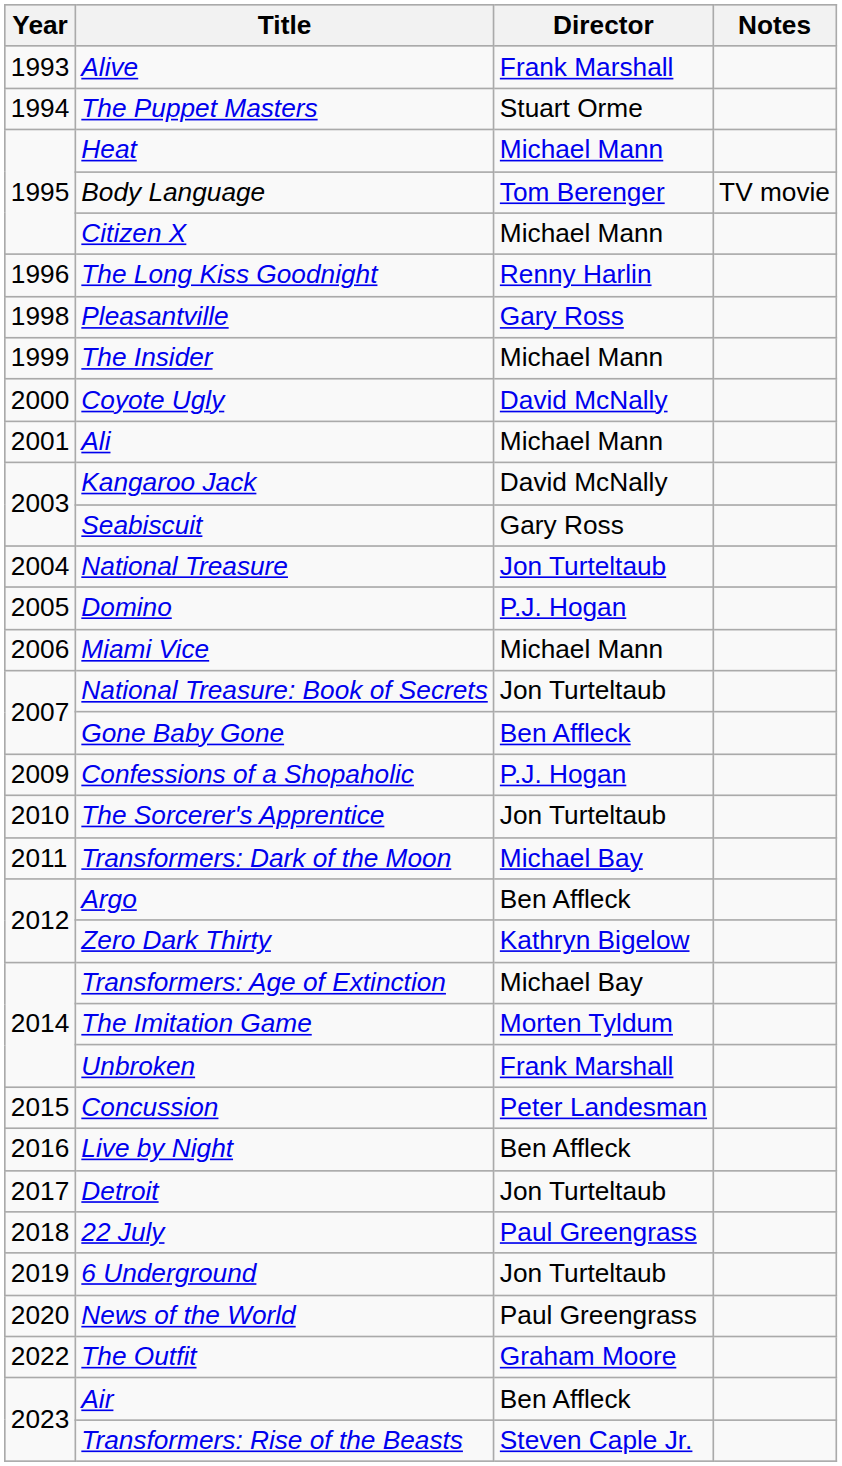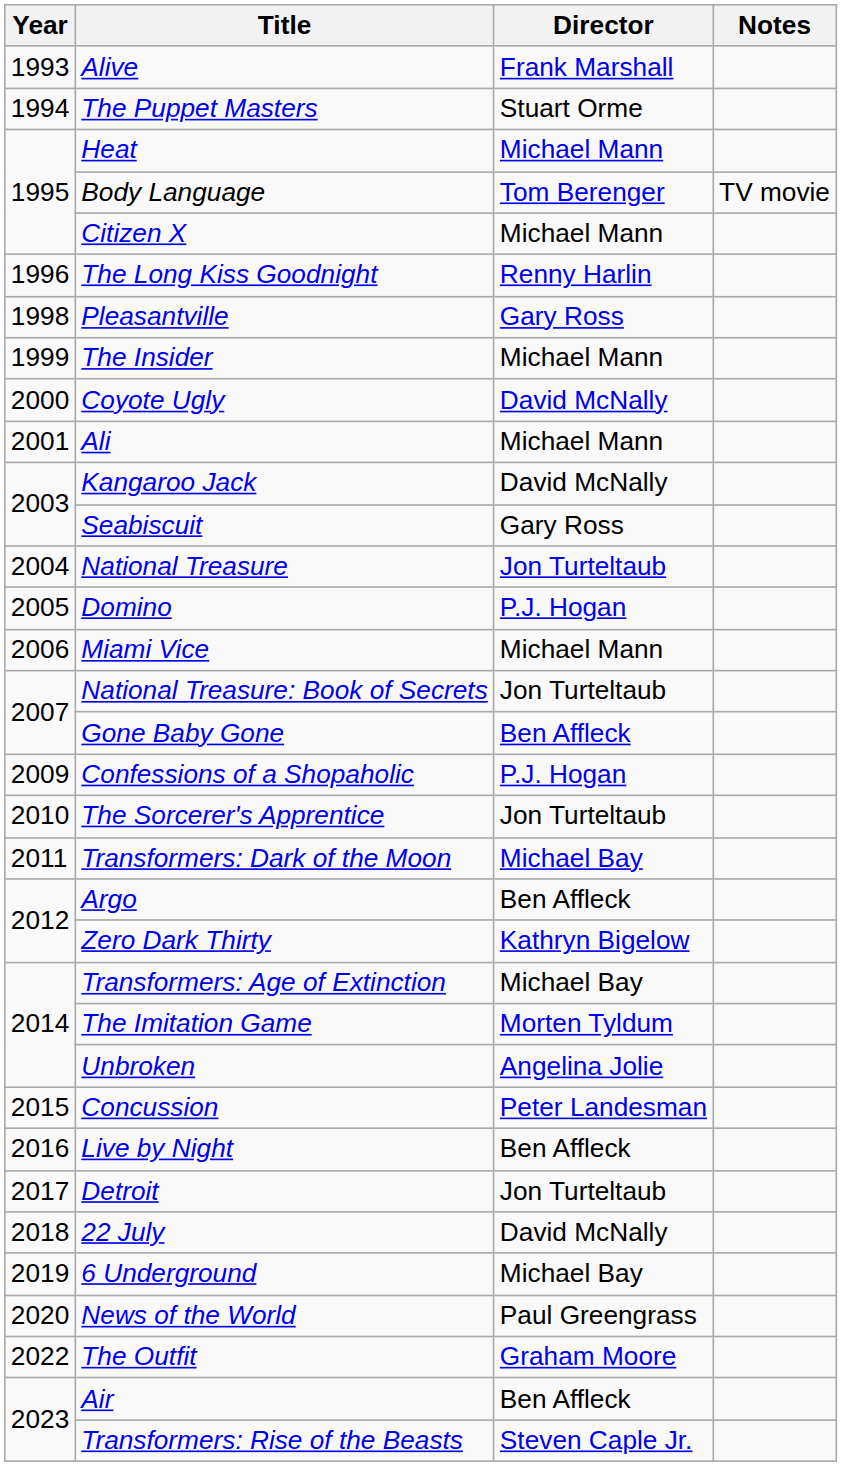(587, 1065) Frank Marshall -> (582, 1065) Angelina Jolie
(598, 1232) Paul Greengrass -> (584, 1232) David McNally
(583, 1273) Jon Turteltaub -> (571, 1273) Michael Bay
